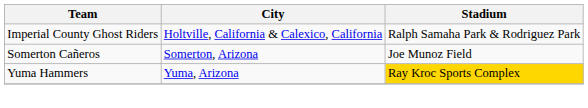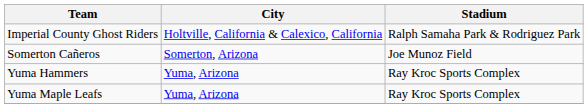(454, 73) gold background -> (454, 73) no background
+ row: (55, 93)
